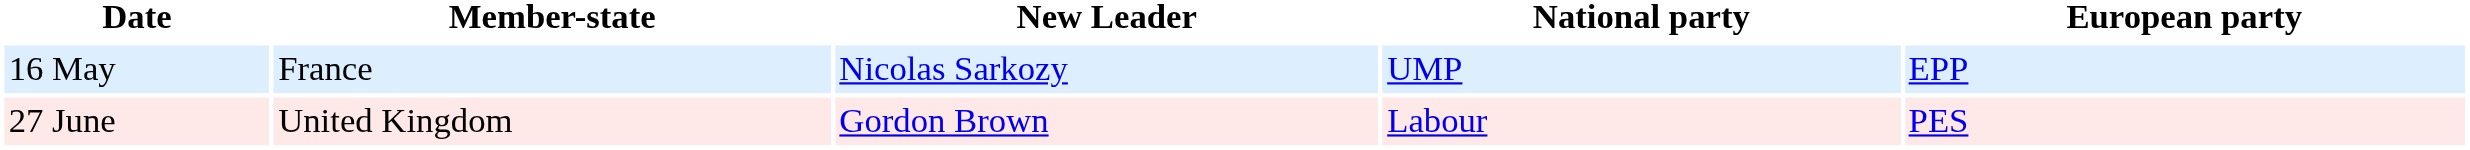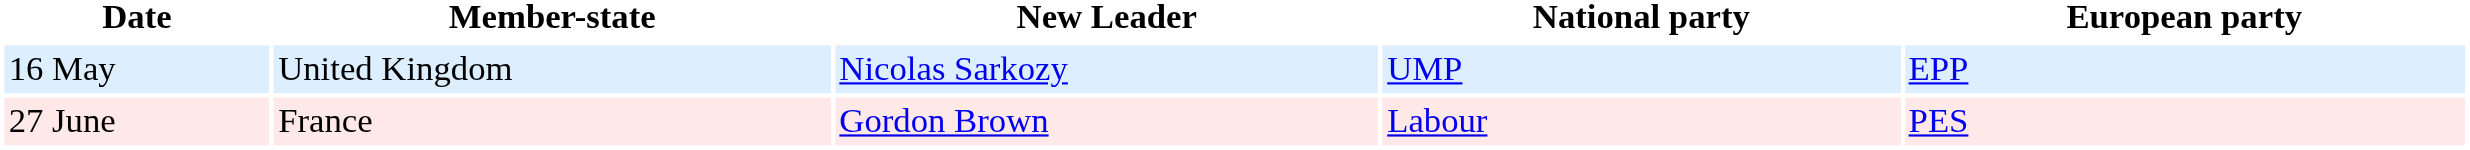(325, 68) France -> (395, 68) United Kingdom
(395, 120) United Kingdom -> (325, 120) France
